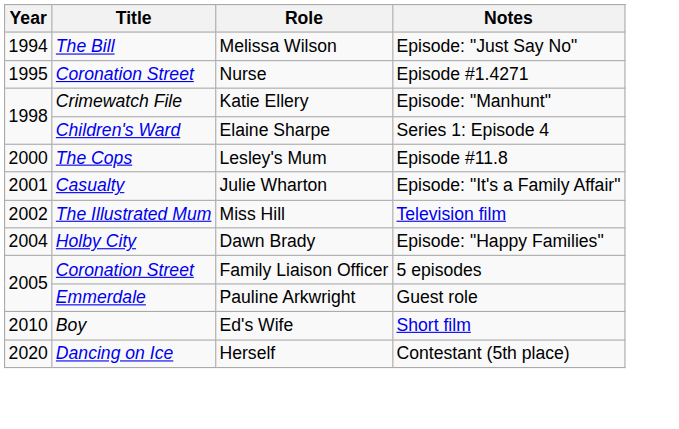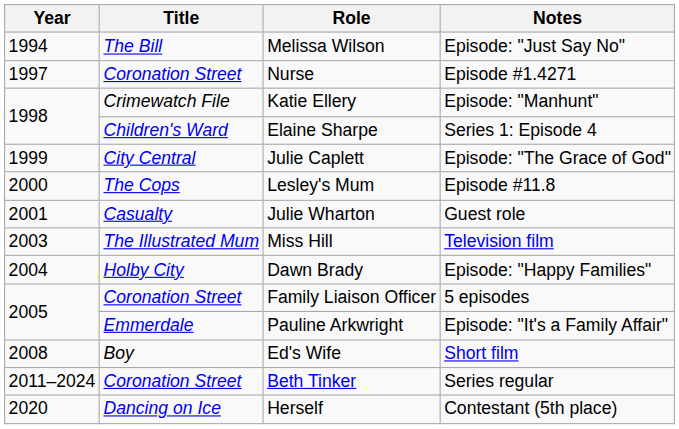(28, 74) 1995 -> (28, 74) 1997
+ row: (316, 158)
(508, 185) Episode: "It's a Family Affair" -> (485, 213) Guest role
(28, 213) 2002 -> (28, 241) 2003
(437, 297) Guest role -> (556, 325) Episode: "It's a Family Affair"
(28, 325) 2010 -> (28, 353) 2008
+ row: (312, 381)
